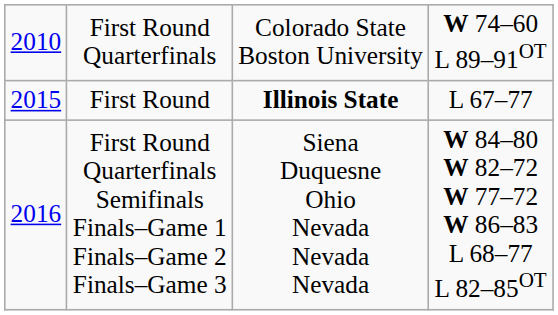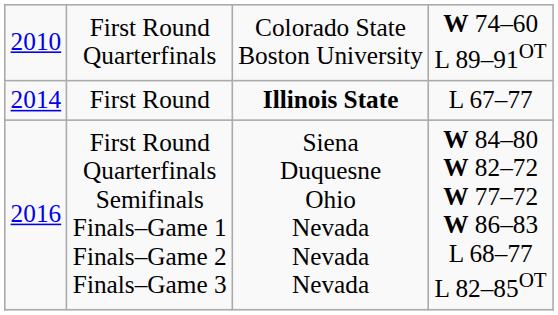(36, 99) 2015 -> (36, 99) 2014
